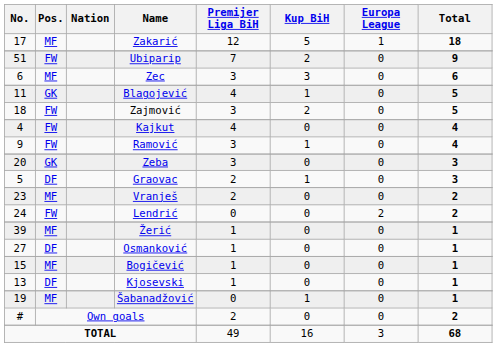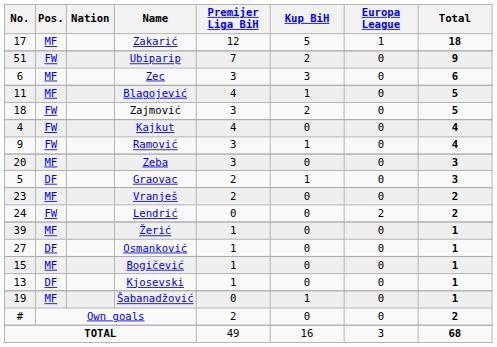(51, 94) GK -> (51, 94) MF
(51, 163) GK -> (51, 163) MF
